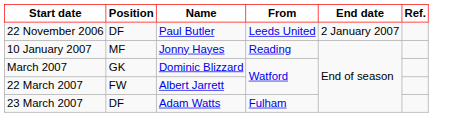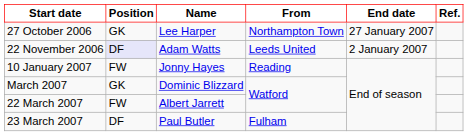+ row: (49, 31)
(116, 31) no background -> (116, 49) lavender background
(187, 31) Paul Butler -> (190, 49) Adam Watts
(117, 49) MF -> (118, 67) FW
(190, 103) Adam Watts -> (187, 121) Paul Butler
